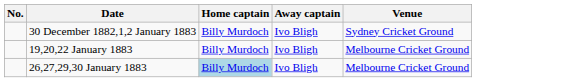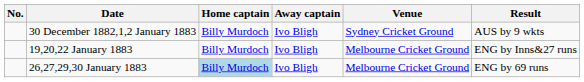+ column: (526, 13)
